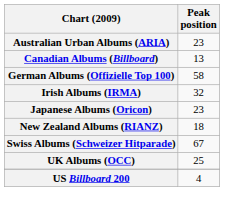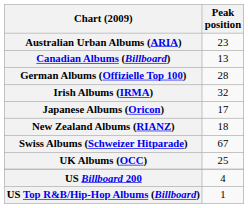(199, 76) 58 -> (223, 76) 28
(199, 110) 23 -> (223, 110) 17
+ row: (103, 195)
